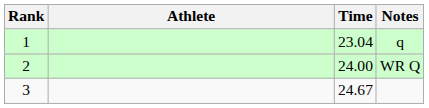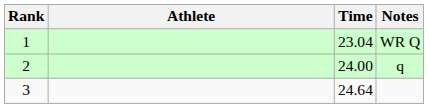(400, 41) q -> (400, 41) WR Q
(400, 66) WR Q -> (400, 66) q
(355, 90) 24.67 -> (355, 90) 24.64
